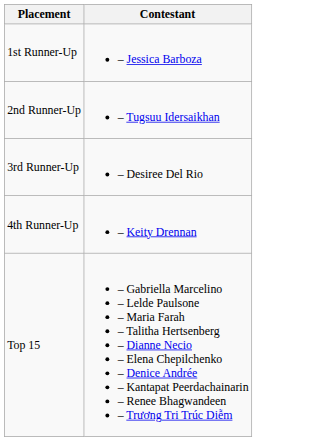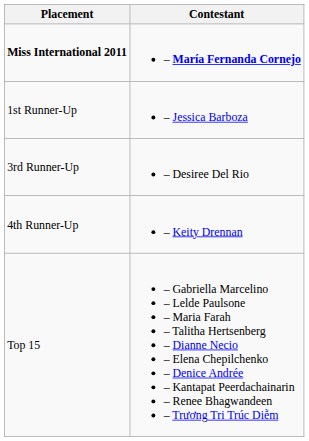+ row: (67, 52)
- row: (44, 110)
